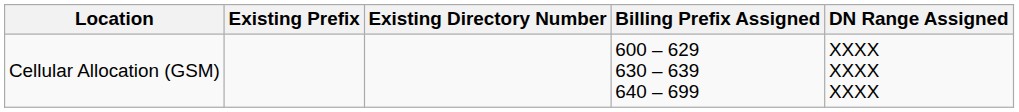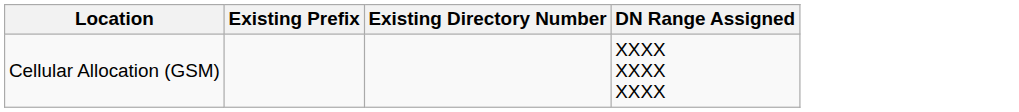- column: (718, 19)
